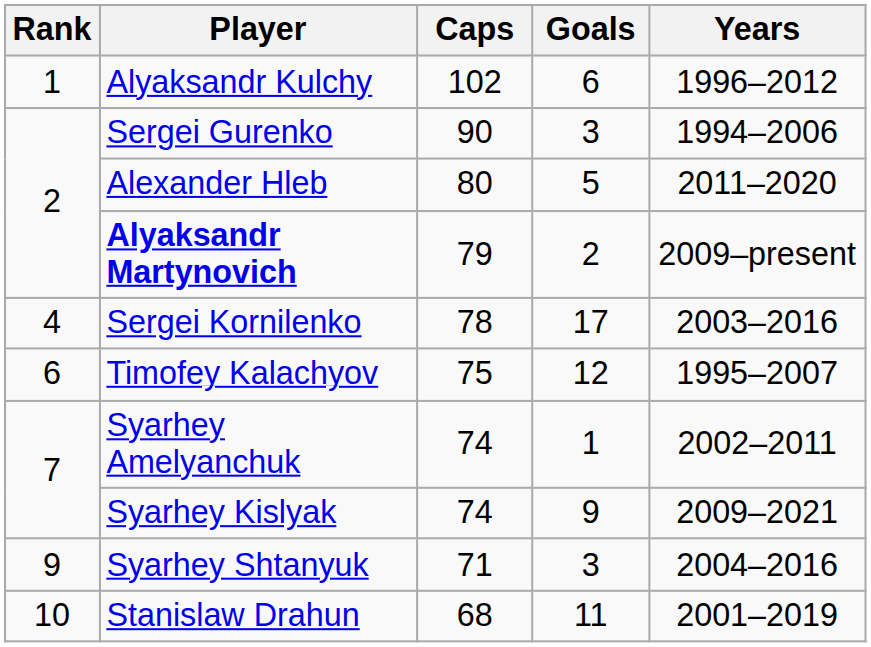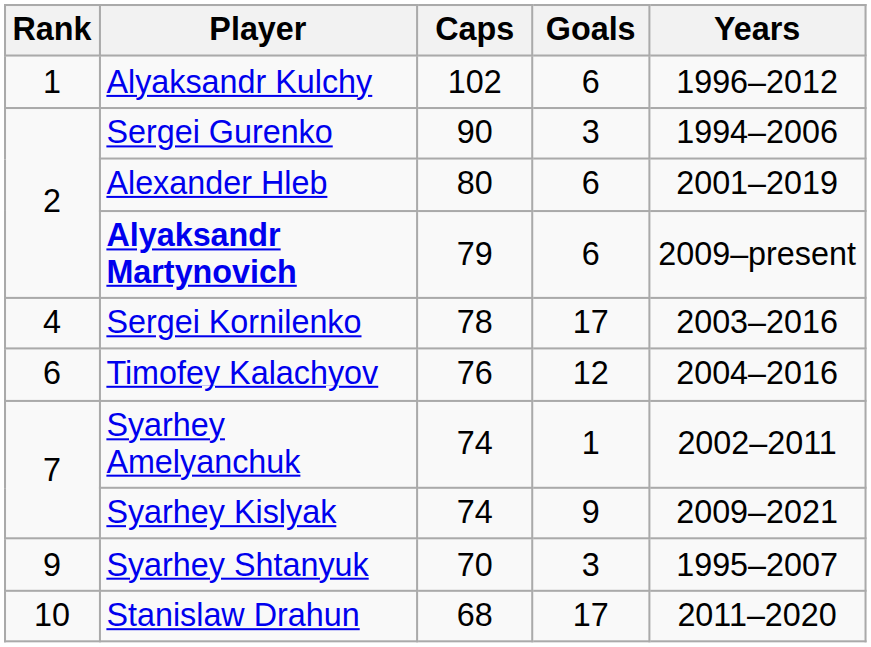(591, 183) 5 -> (591, 183) 6
(757, 183) 2011–2020 -> (757, 183) 2001–2019
(591, 253) 2 -> (591, 253) 6
(475, 374) 75 -> (475, 374) 76
(757, 374) 1995–2007 -> (757, 374) 2004–2016
(475, 564) 71 -> (475, 564) 70
(757, 564) 2004–2016 -> (757, 564) 1995–2007
(591, 615) 11 -> (591, 615) 17
(757, 615) 2001–2019 -> (757, 615) 2011–2020
